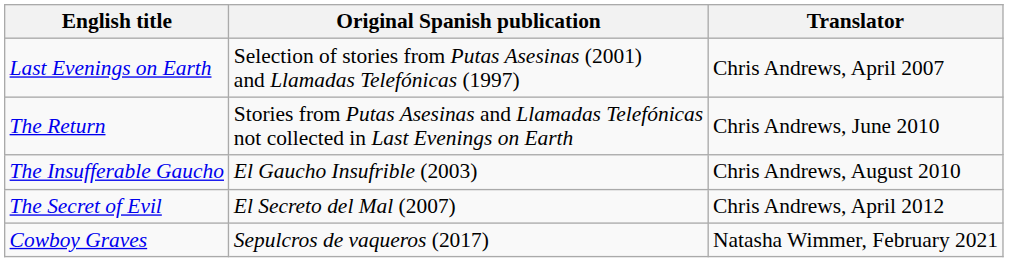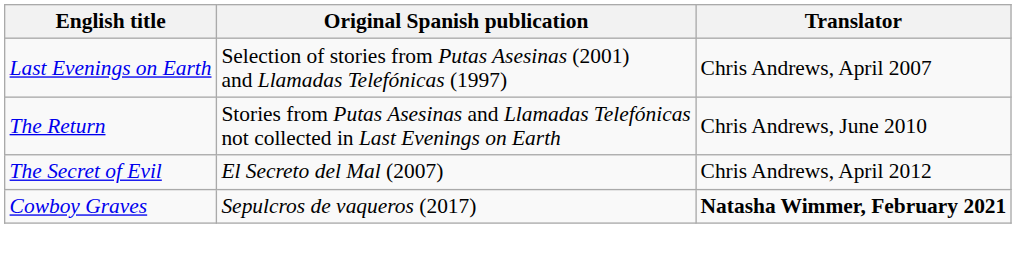- row: (117, 171)
(856, 239) normal -> (853, 205) bold
